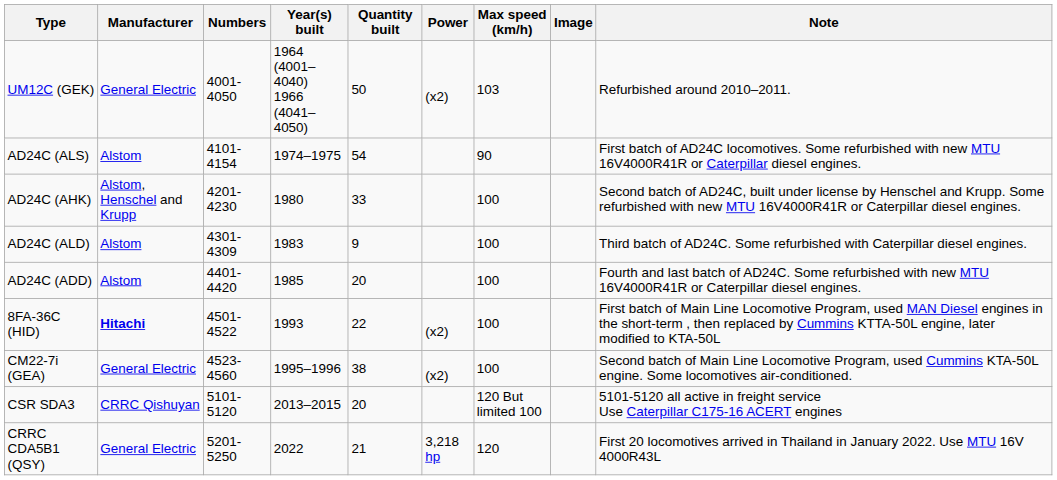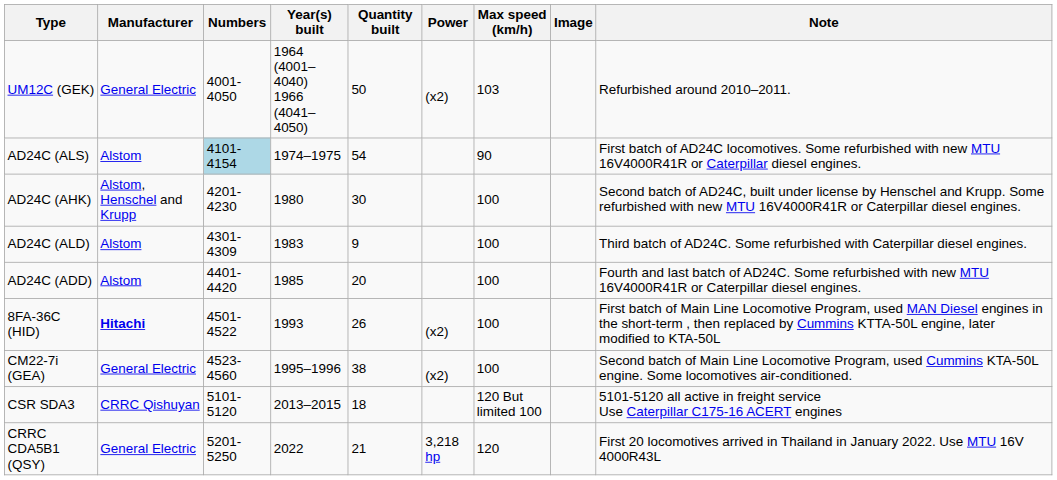(224, 156) no background -> (224, 156) lightblue background
(359, 200) 33 -> (359, 200) 30
(359, 324) 22 -> (359, 324) 26
(359, 404) 20 -> (359, 404) 18
